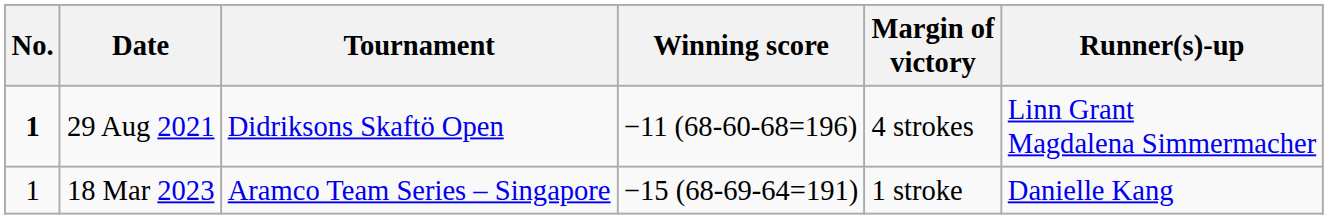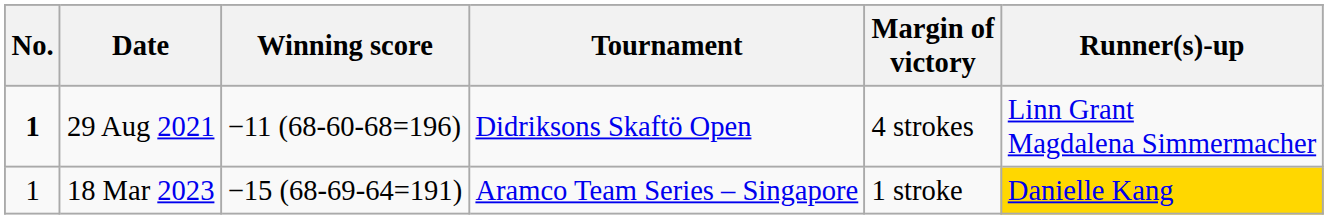columns swapped: (419, 45) <-> (741, 45)
(1091, 190) no background -> (1091, 190) gold background
